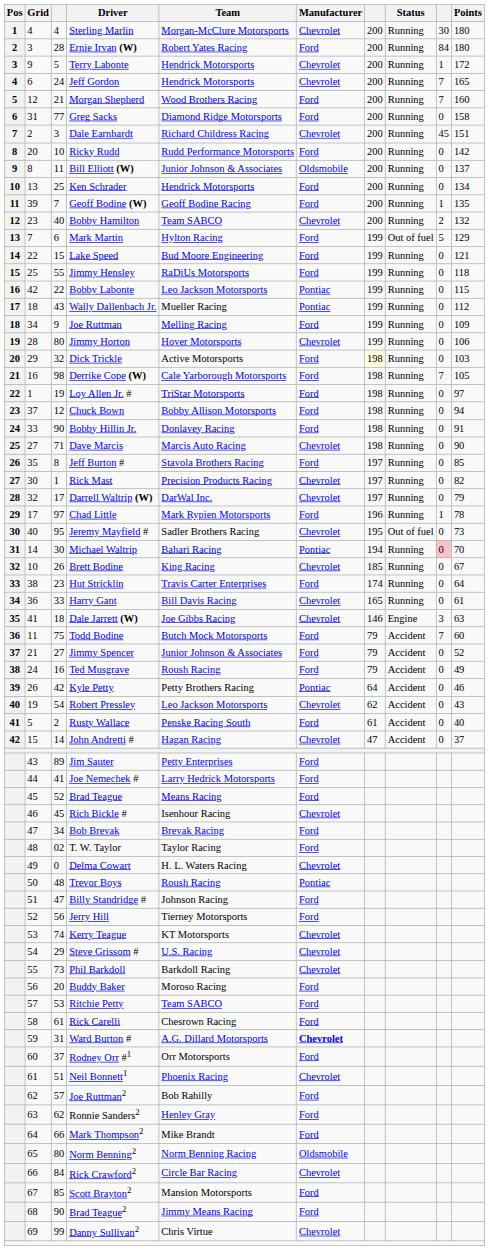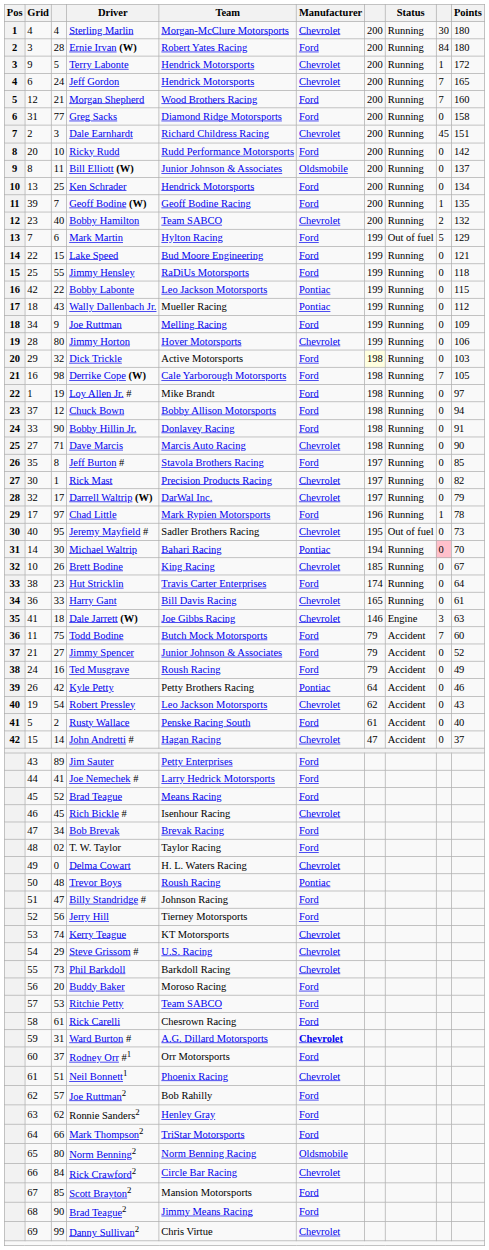(203, 393) TriStar Motorsports -> (188, 393) Mike Brandt
(188, 1134) Mike Brandt -> (203, 1134) TriStar Motorsports
